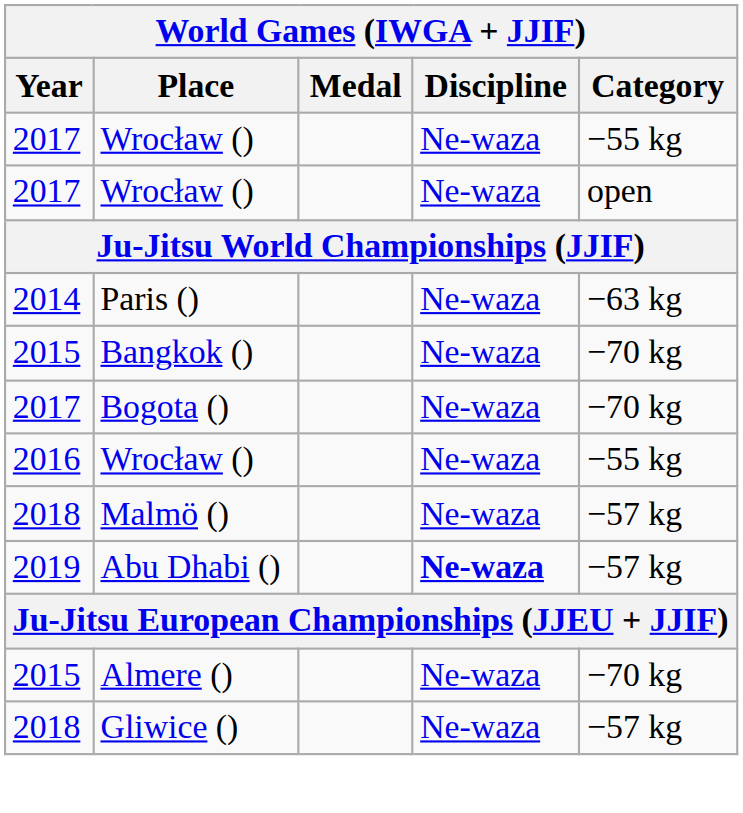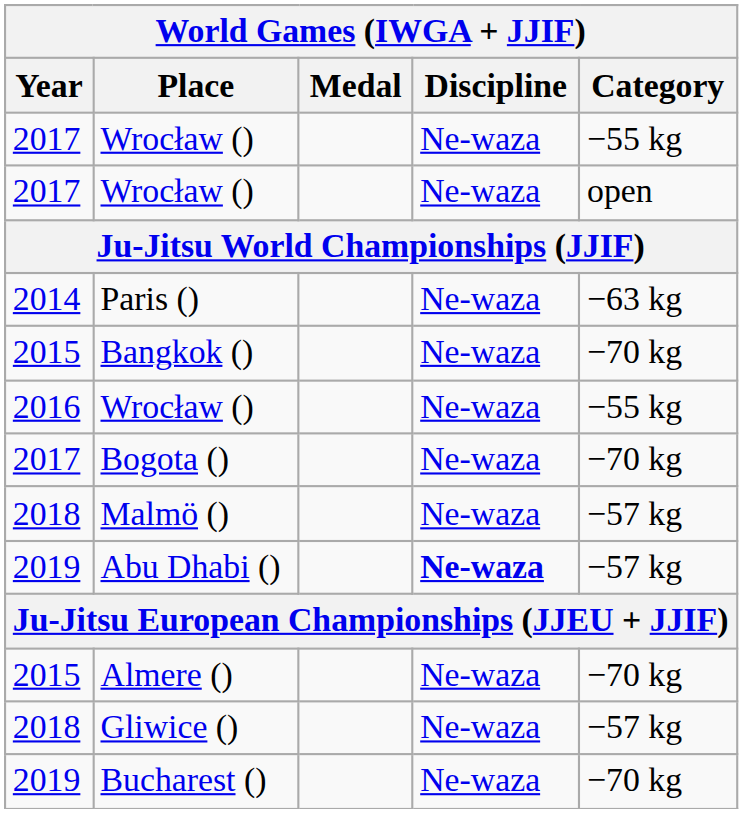rows swapped: (47, 459) <-> (47, 406)
+ row: (47, 780)
